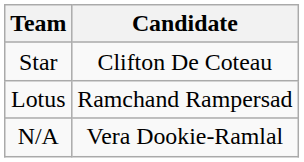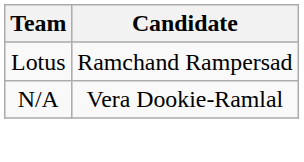- row: (38, 61)
